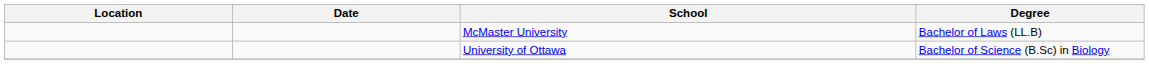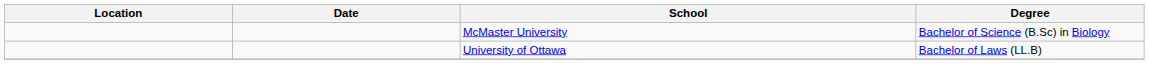(980, 31) Bachelor of Laws (LL.B) -> (1014, 31) Bachelor of Science (B.Sc) in Biology
(1014, 50) Bachelor of Science (B.Sc) in Biology -> (980, 50) Bachelor of Laws (LL.B)
